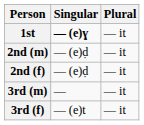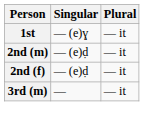(71, 33) bold -> (71, 33) normal
- row: (28, 110)
